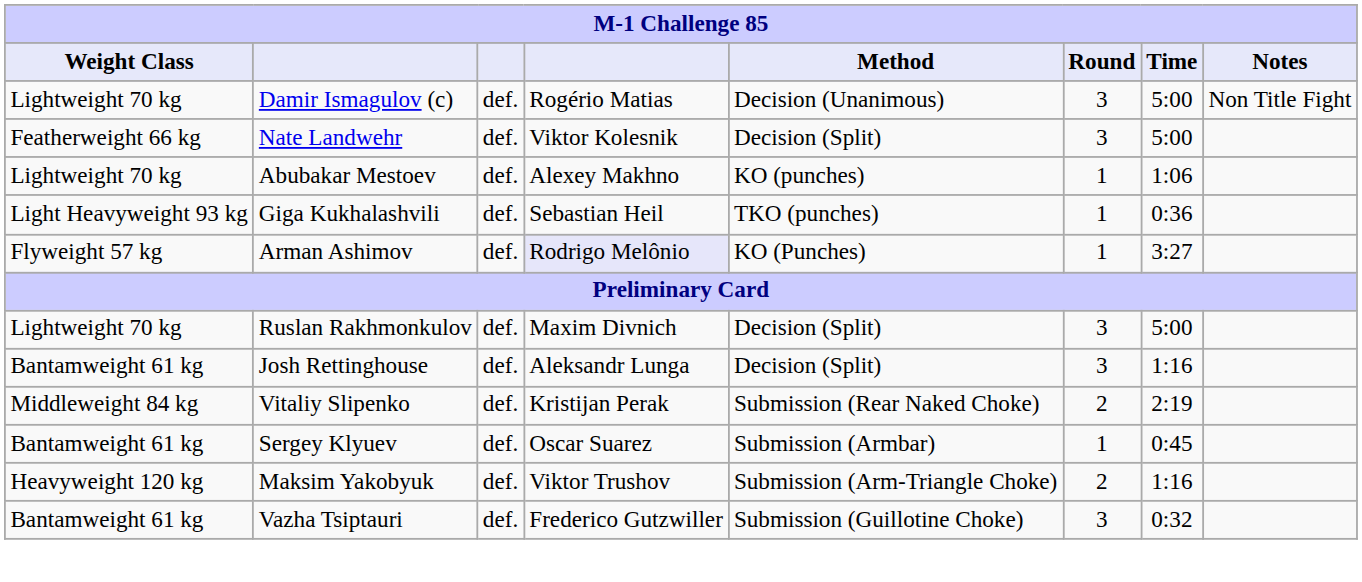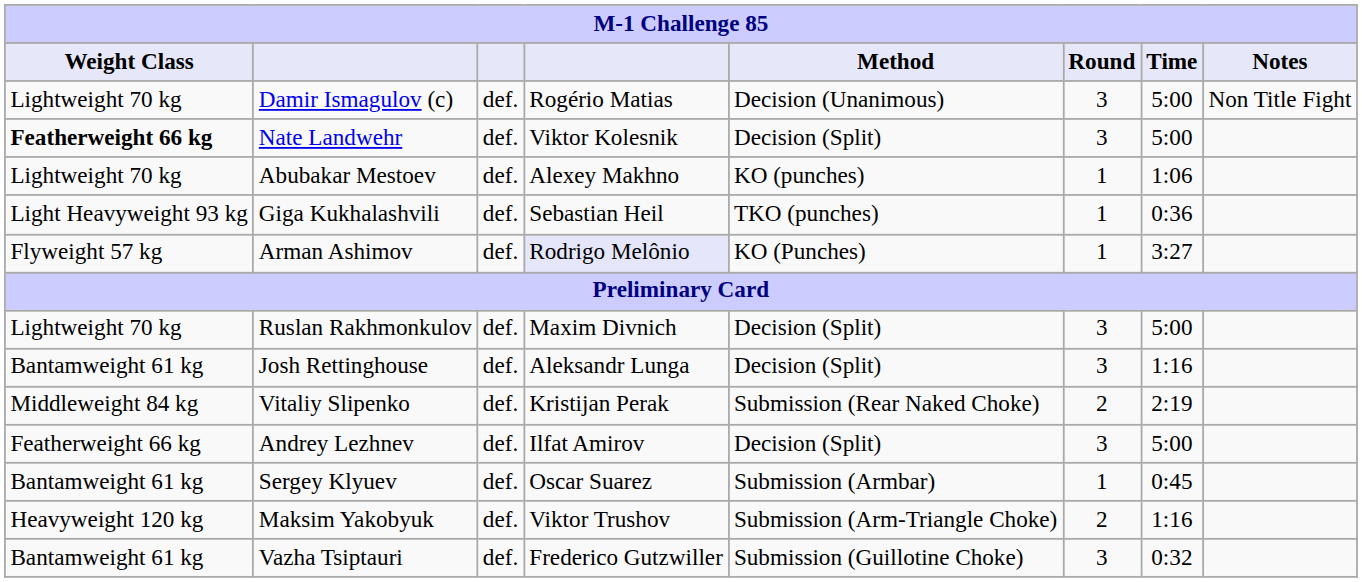(106, 137) normal -> (111, 137) bold
+ row: (336, 443)
